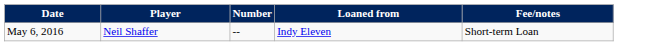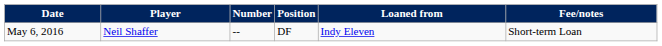+ column: (296, 13)
